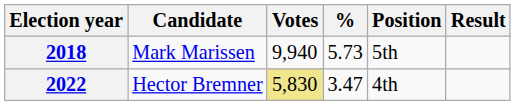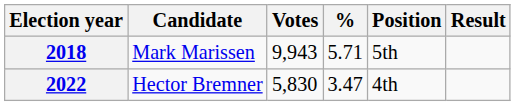(295, 52) 9,940 -> (295, 52) 9,943
(345, 52) 5.73 -> (345, 52) 5.71
(295, 84) khaki background -> (295, 84) no background
